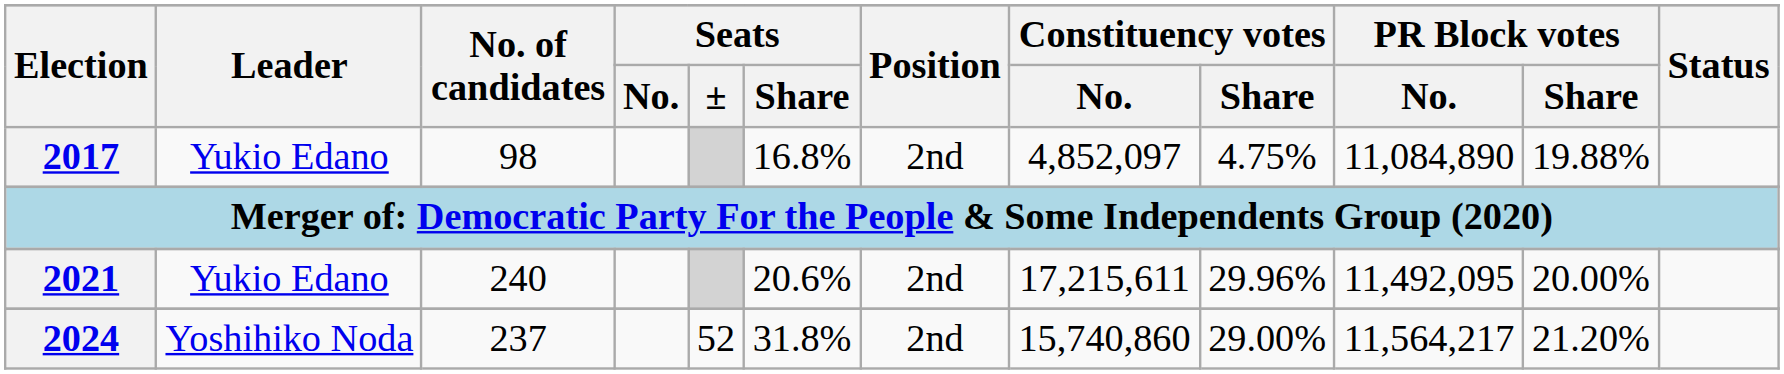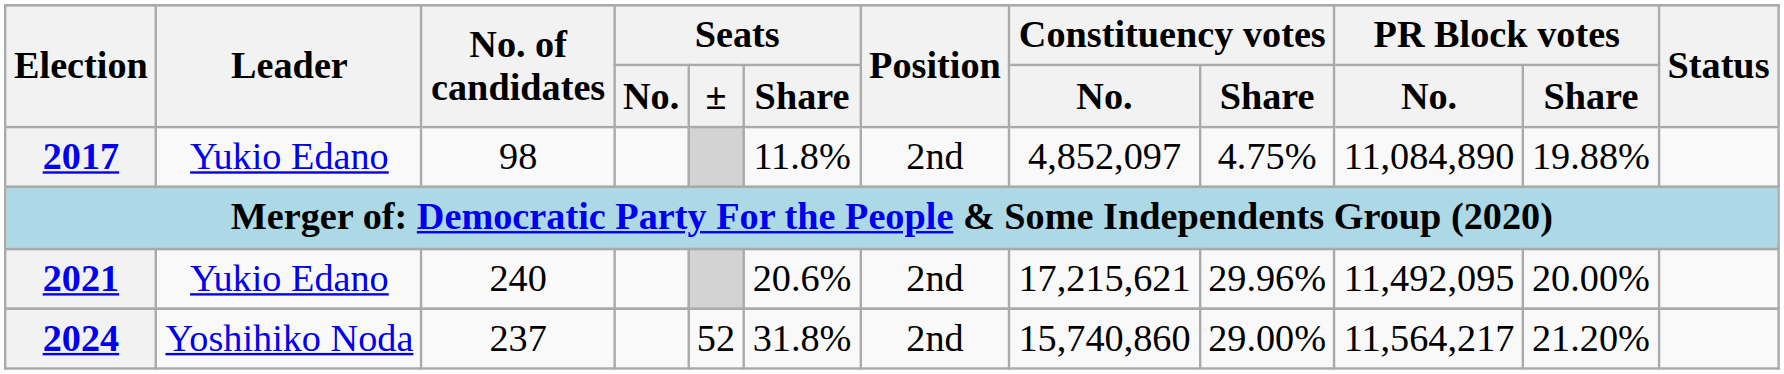(802, 156) 16.8% -> (802, 156) 11.8%
(1105, 277) 17,215,611 -> (1105, 277) 17,215,621
